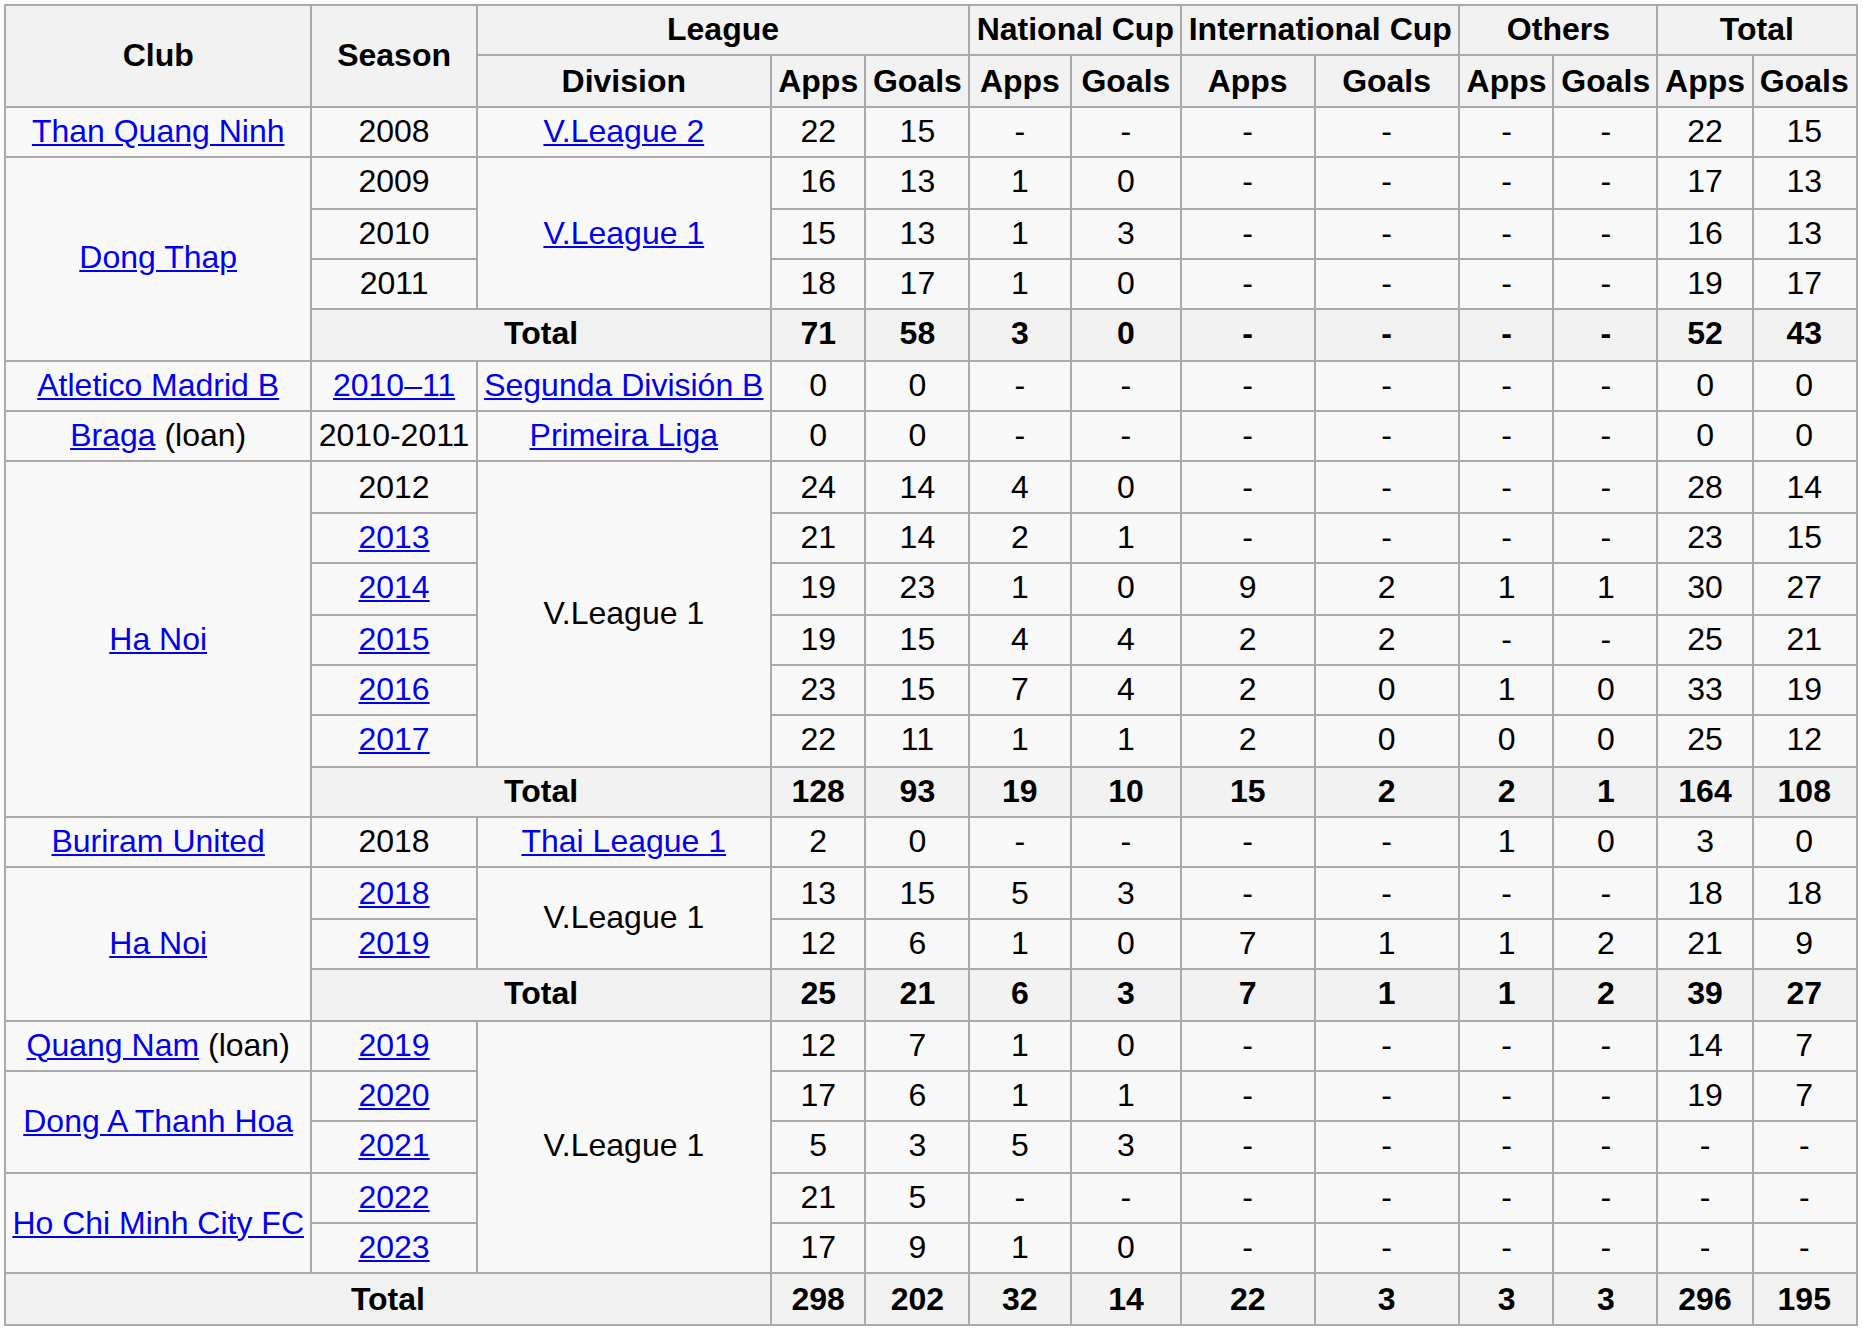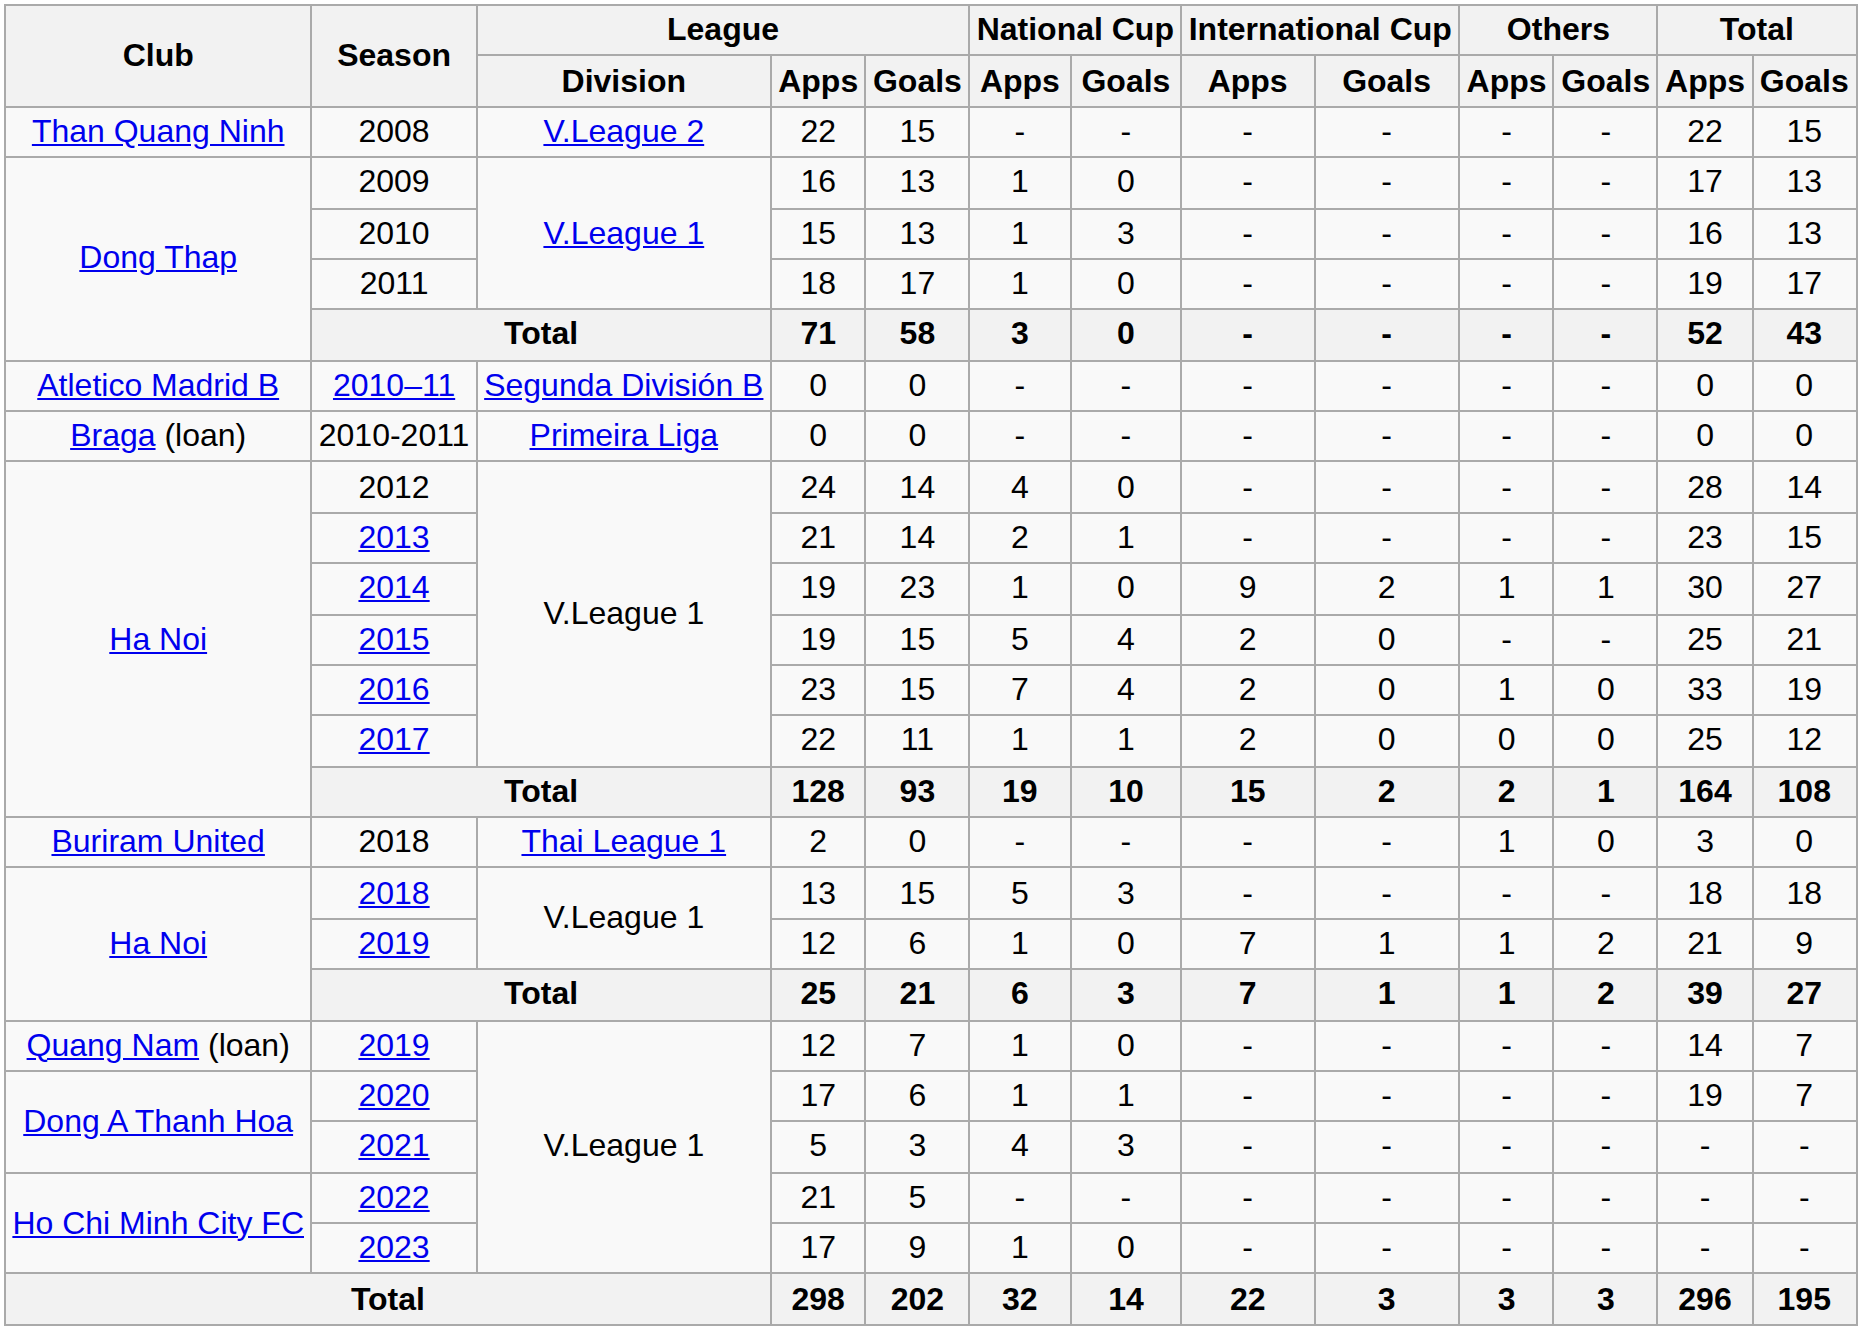(1020, 638) 4 -> (1020, 638) 5
(1387, 638) 2 -> (1387, 638) 0
(1020, 1146) 5 -> (1020, 1146) 4
